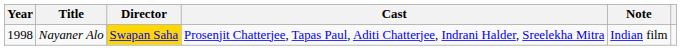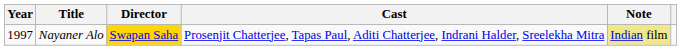(20, 34) 1998 -> (20, 34) 1997
(639, 34) no background -> (639, 34) khaki background
